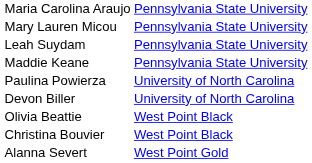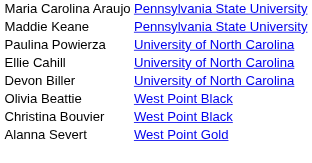- row: (61, 26)
- row: (45, 45)
+ row: (35, 63)
